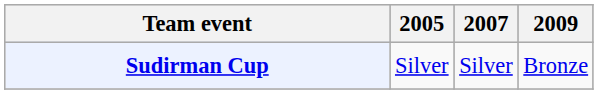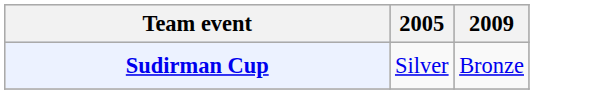- column: (486, 23)
